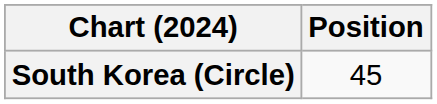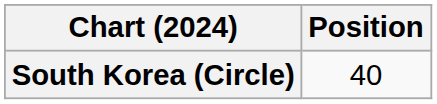(366, 74) 45 -> (366, 74) 40
